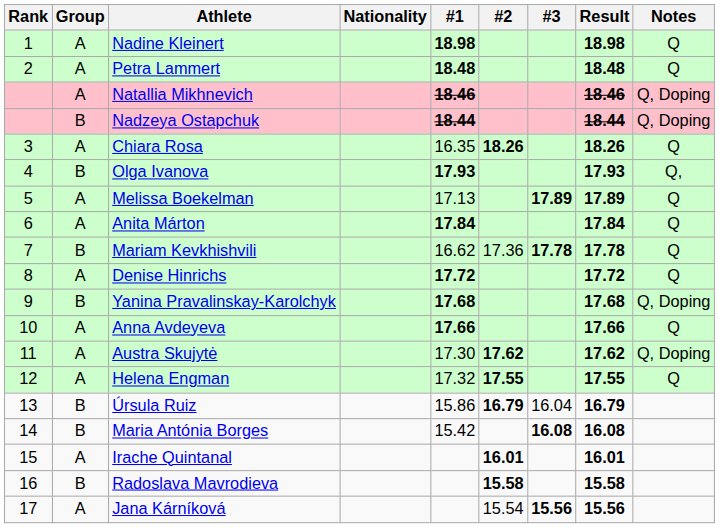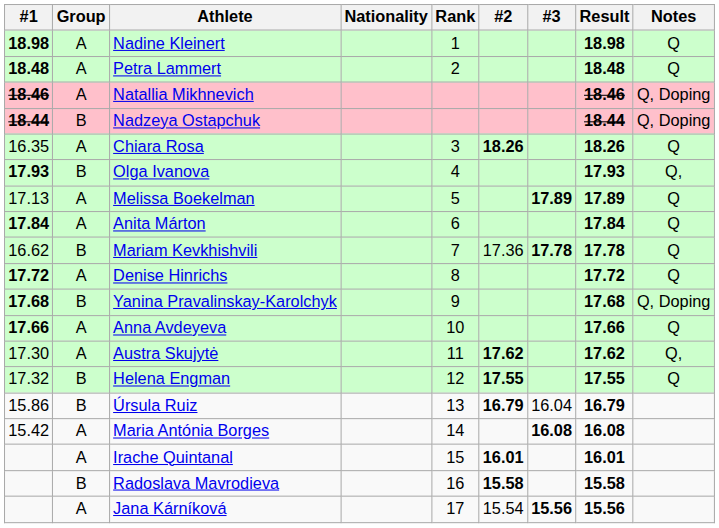columns swapped: (28, 17) <-> (455, 17)
(674, 353) Q, Doping -> (674, 353) Q,
(80, 379) A -> (81, 379) B
(80, 431) B -> (81, 431) A
